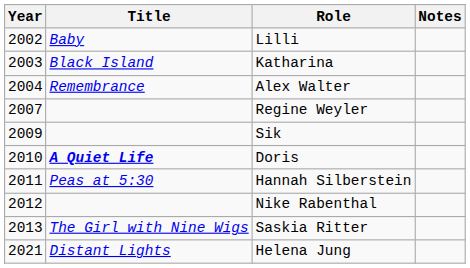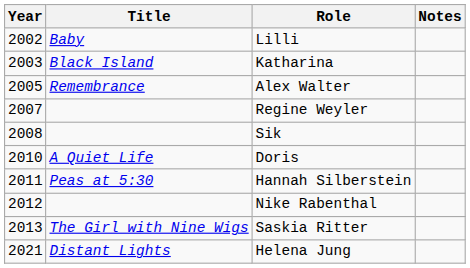(25, 87) 2004 -> (25, 87) 2005
(25, 134) 2009 -> (25, 134) 2008
(101, 157) bold -> (101, 157) normal
